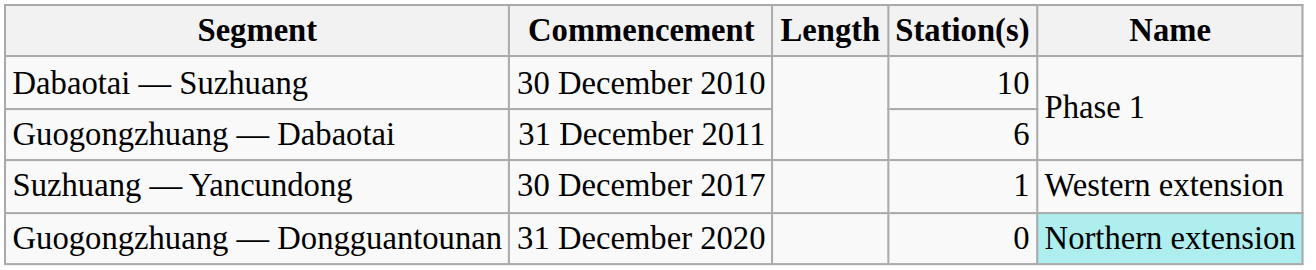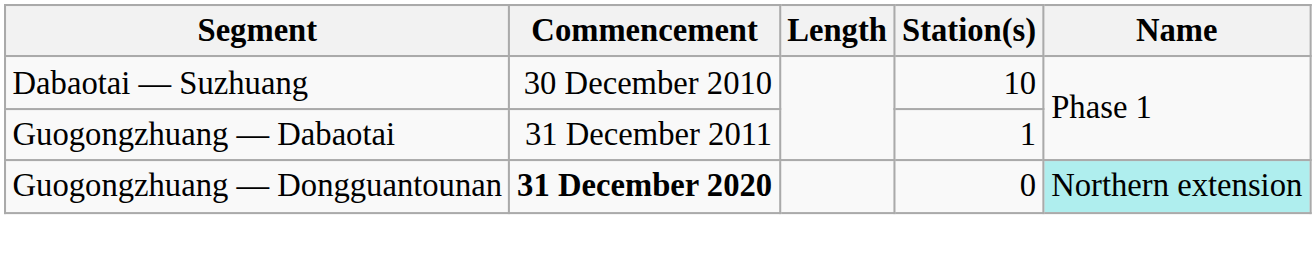(1021, 133) 6 -> (1028, 133) 1
- row: (183, 185)
(641, 237) normal -> (645, 185) bold
